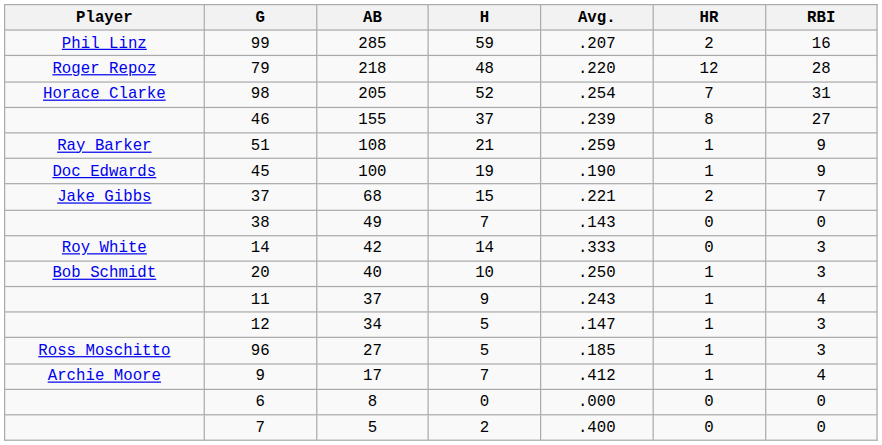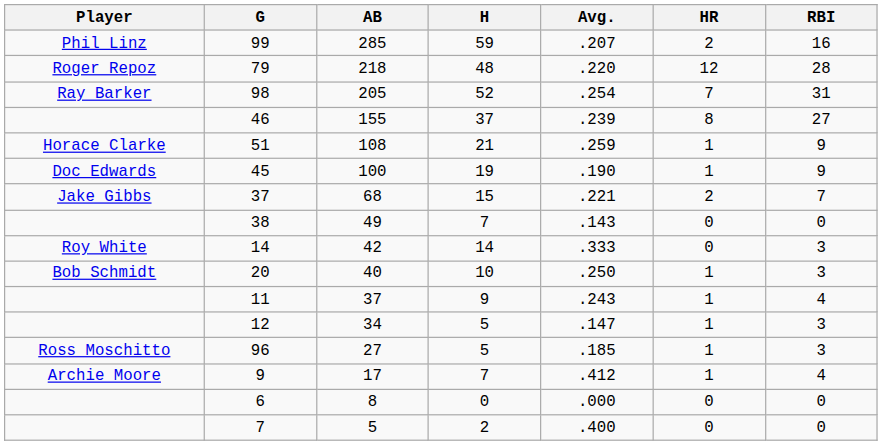(104, 94) Horace Clarke -> (104, 94) Ray Barker
(104, 146) Ray Barker -> (104, 146) Horace Clarke
